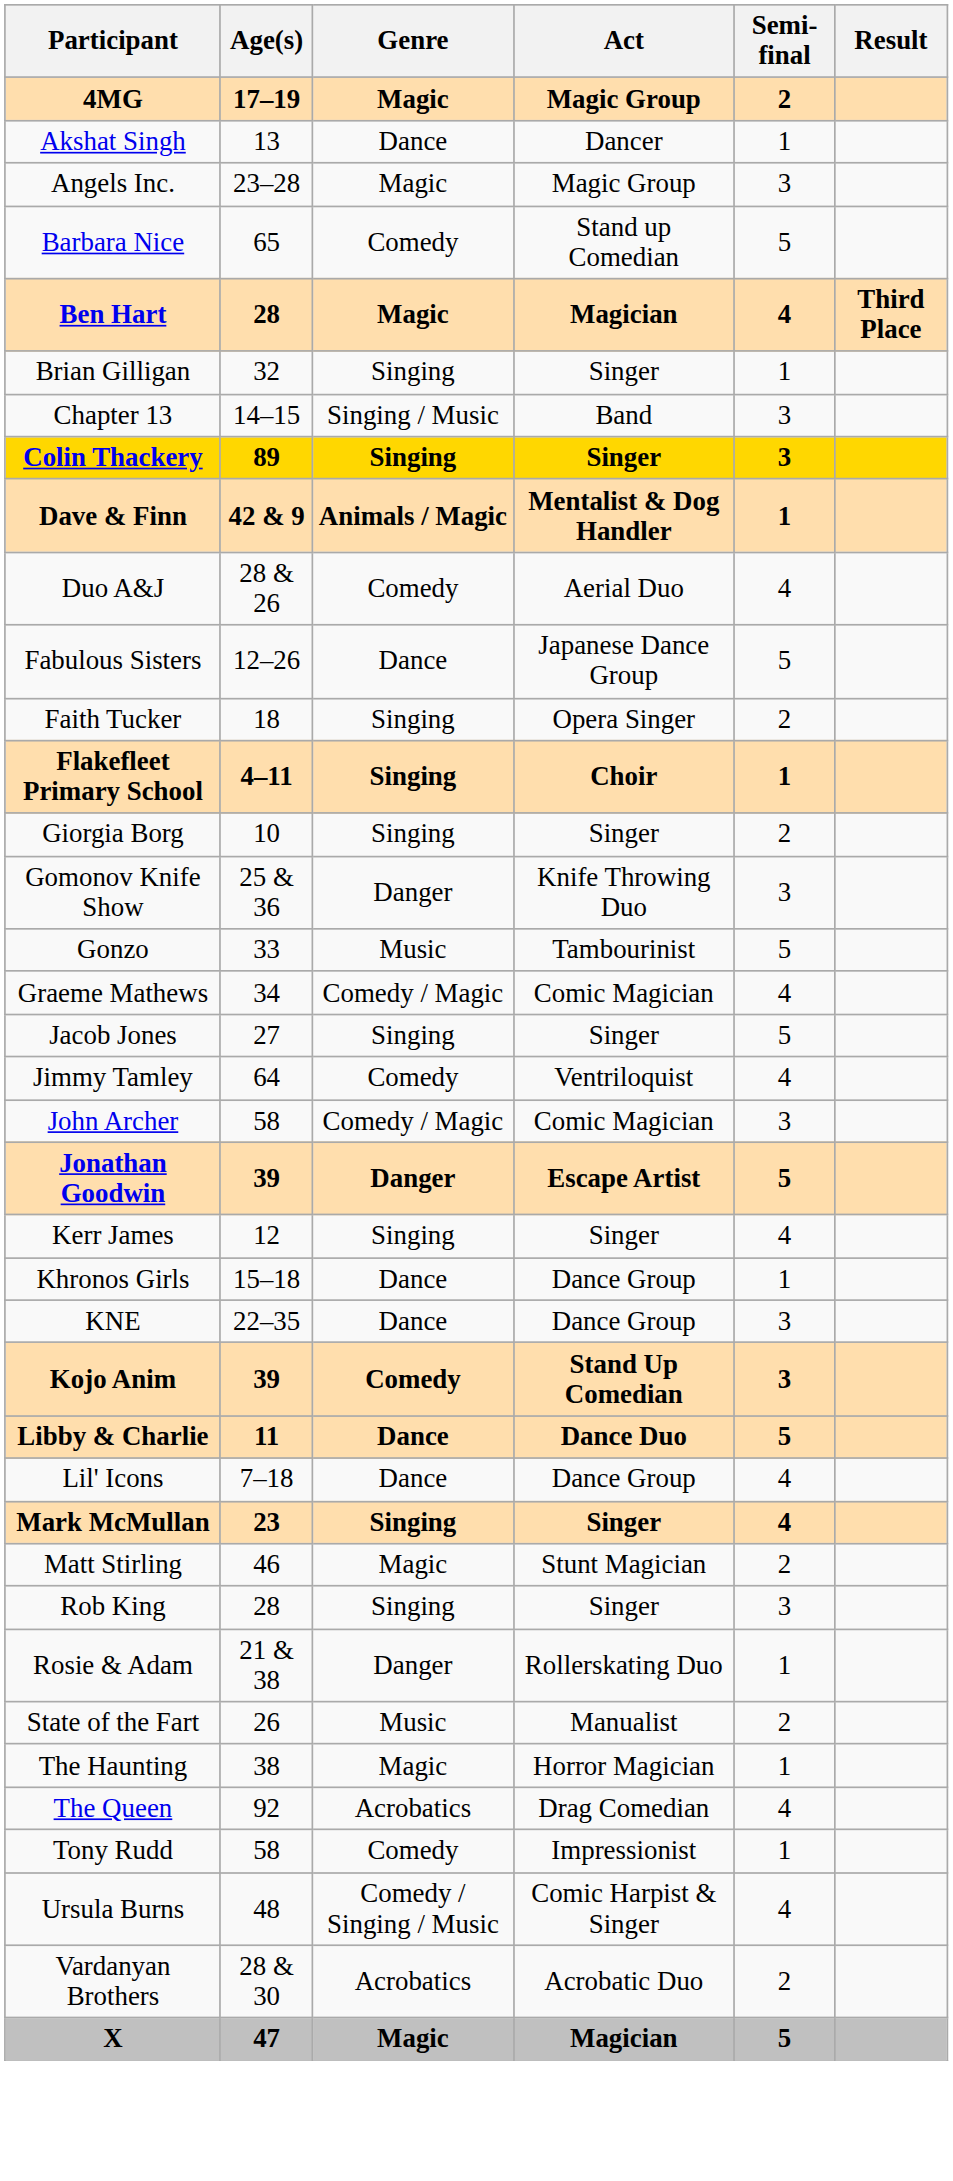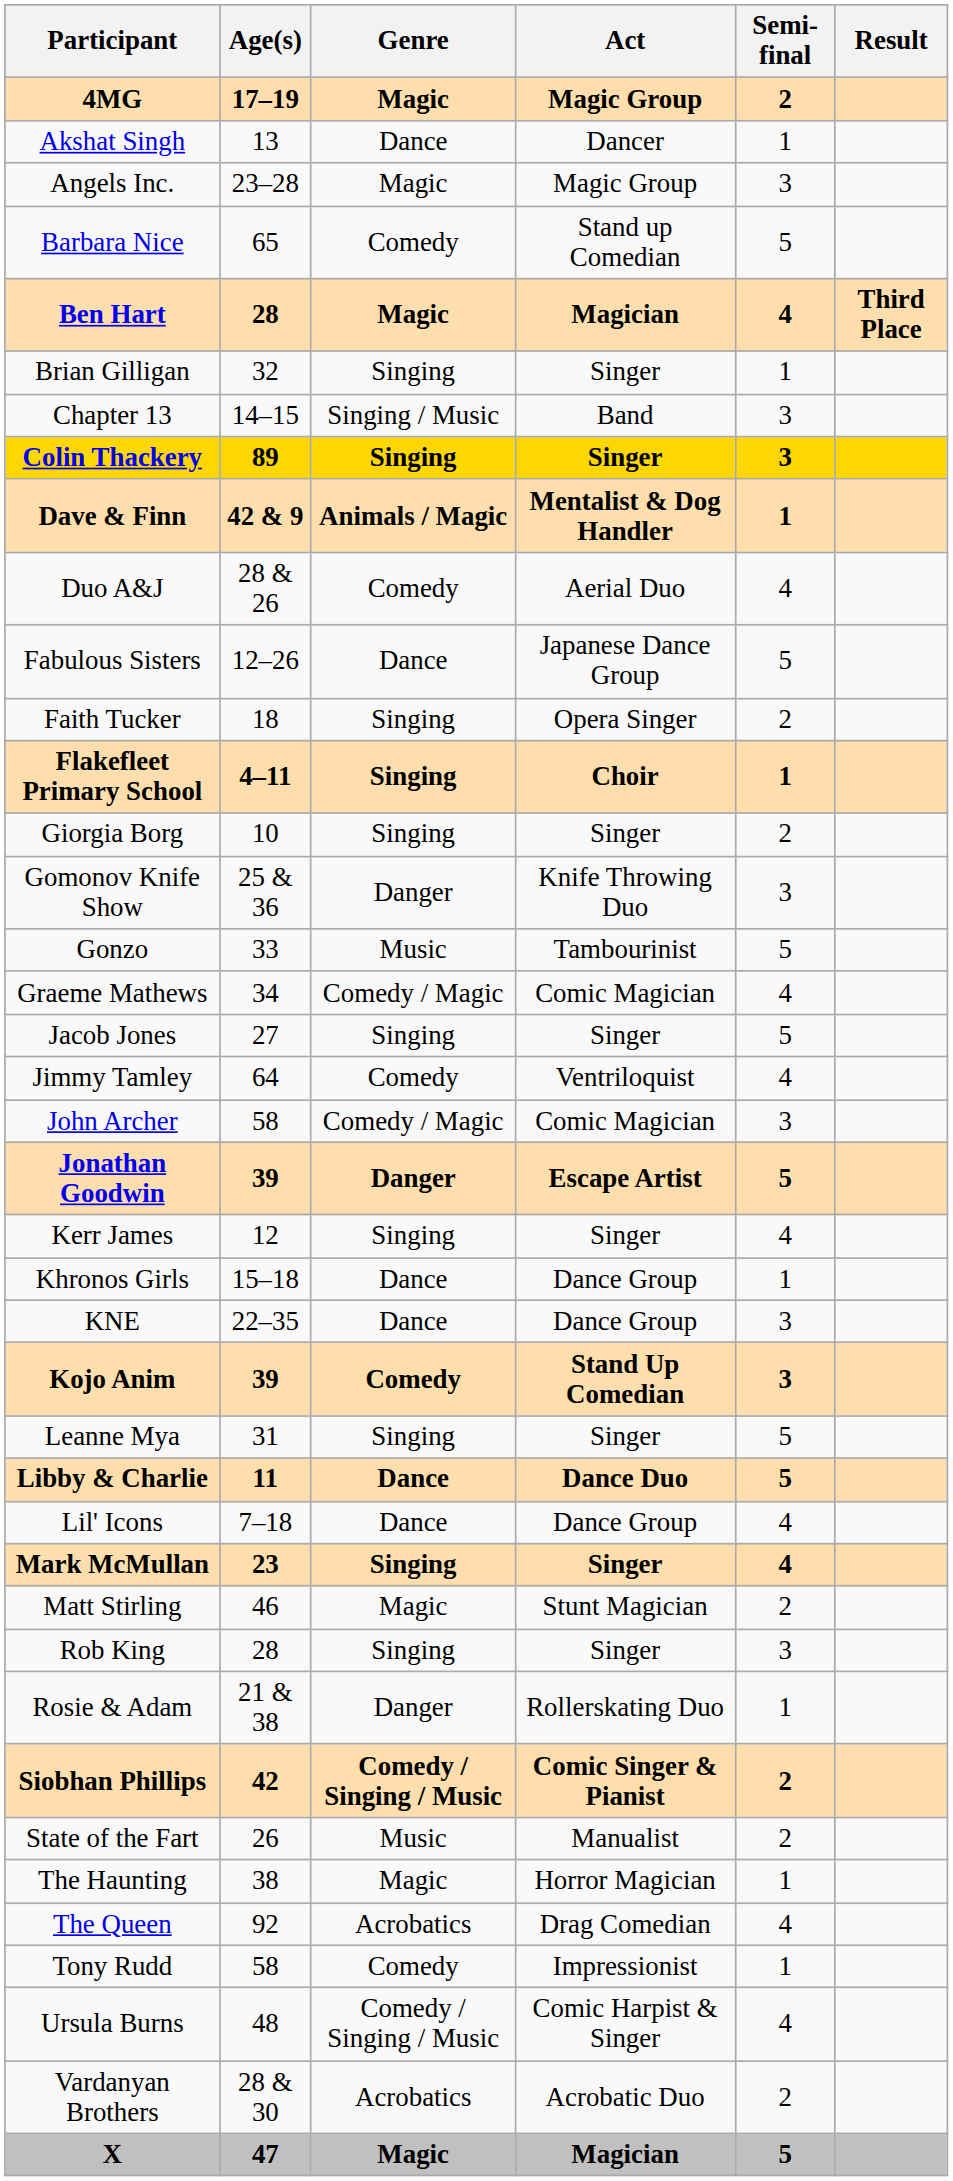+ row: (112, 1436)
+ row: (112, 1780)
